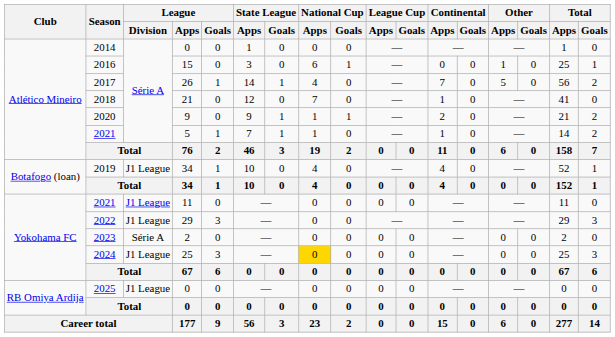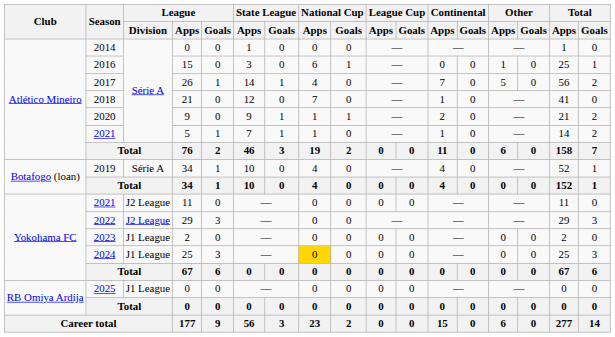(148, 168) J1 League -> (148, 168) Série A
(148, 202) J1 League -> (148, 202) J2 League
(148, 220) J1 League -> (148, 220) J2 League
(148, 237) Série A -> (148, 237) J1 League
